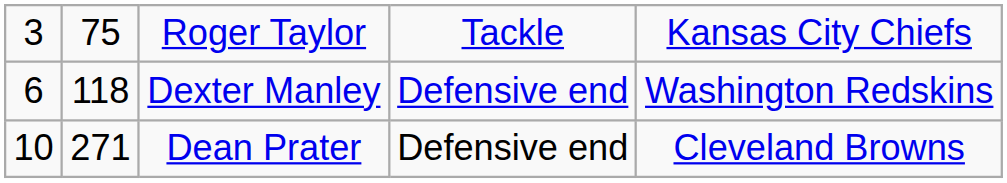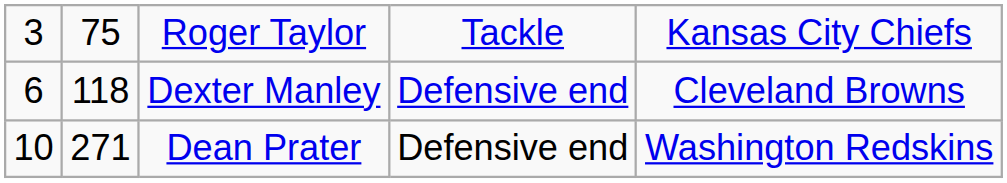(819, 90) Washington Redskins -> (819, 90) Cleveland Browns
(819, 147) Cleveland Browns -> (819, 147) Washington Redskins
